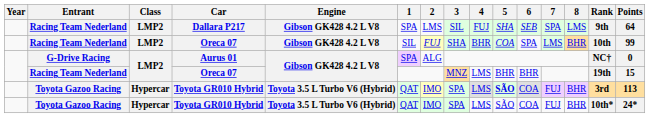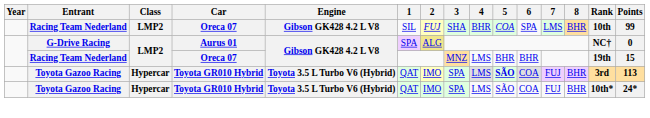- row: (78, 27)
(432, 58) no background -> (432, 42) khaki background
